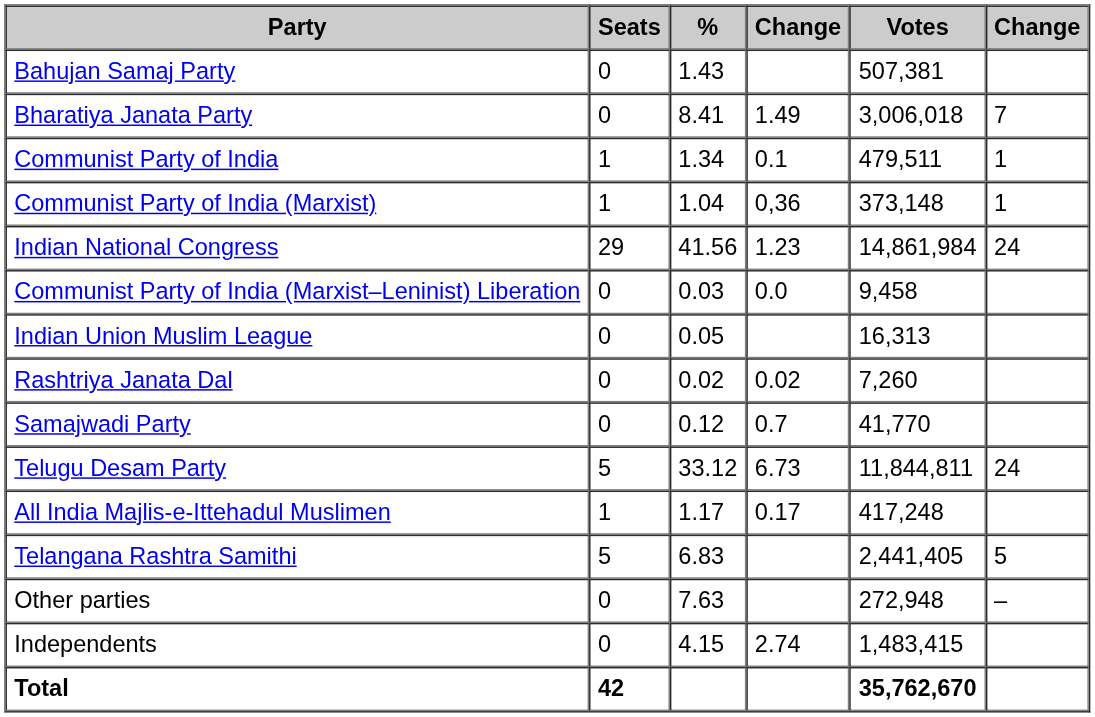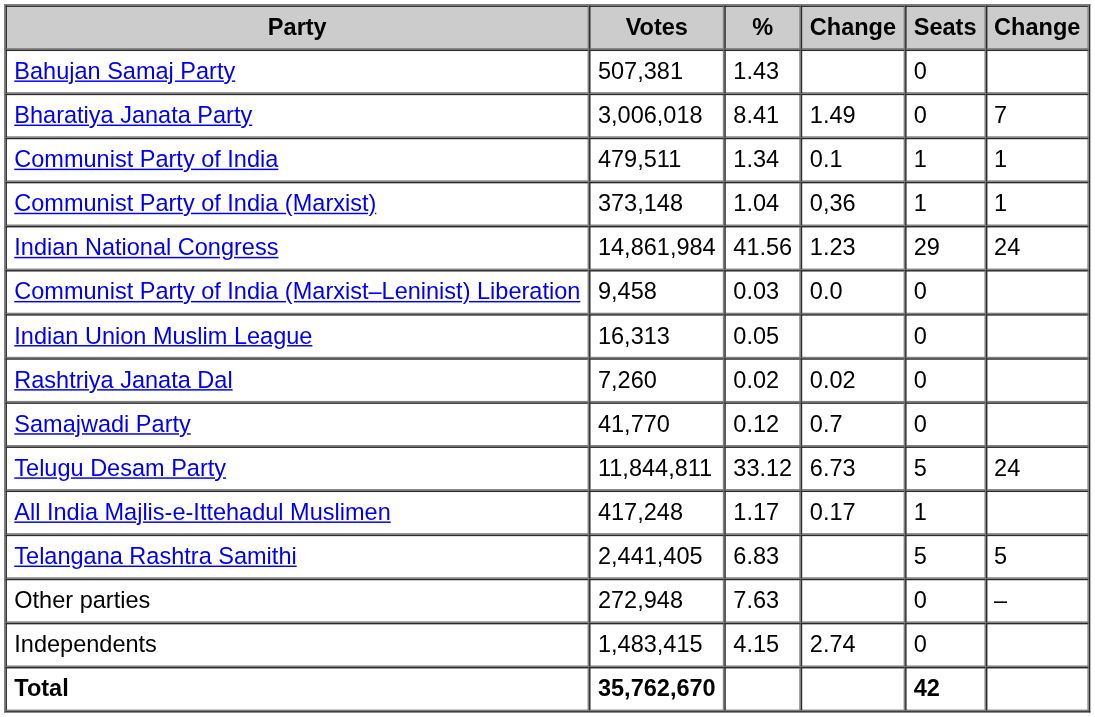columns swapped: (918, 27) <-> (629, 27)
